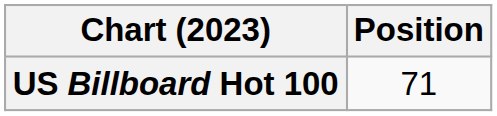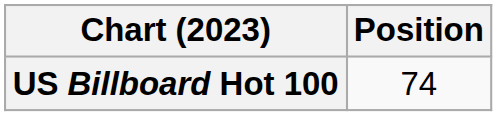(419, 82) 71 -> (419, 82) 74
